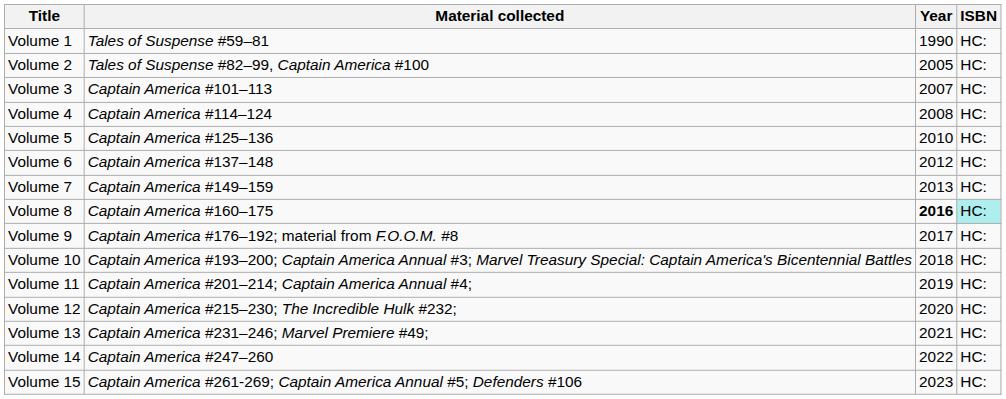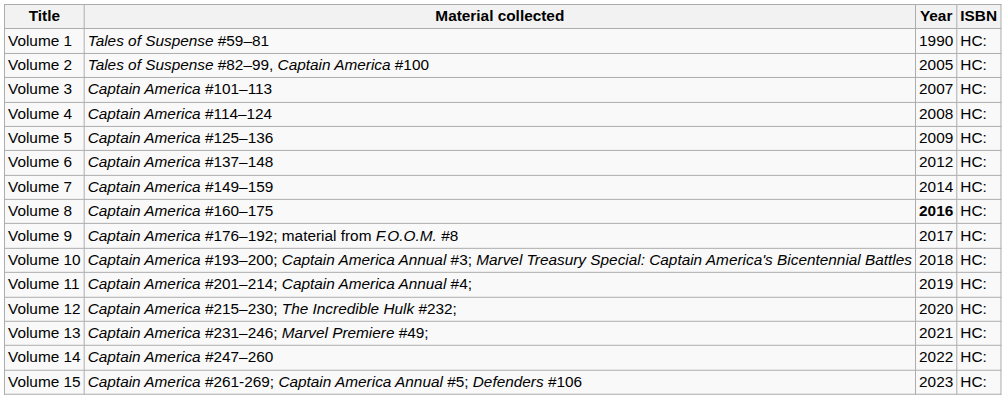(936, 138) 2010 -> (936, 138) 2009
(936, 187) 2013 -> (936, 187) 2014
(974, 211) paleturquoise background -> (974, 211) no background
